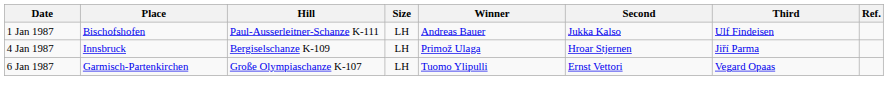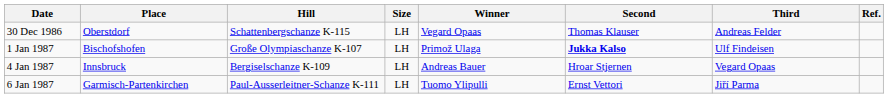+ row: (34, 31)
(304, 31) Paul-Ausserleitner-Schanze K-111 -> (296, 49) Große Olympiaschanze K-107
(453, 31) Andreas Bauer -> (451, 49) Primož Ulaga
(594, 31) normal -> (597, 49) bold
(451, 49) Primož Ulaga -> (453, 66) Andreas Bauer
(737, 49) Jiří Parma -> (745, 66) Vegard Opaas
(296, 66) Große Olympiaschanze K-107 -> (304, 84) Paul-Ausserleitner-Schanze K-111
(745, 66) Vegard Opaas -> (737, 84) Jiří Parma
